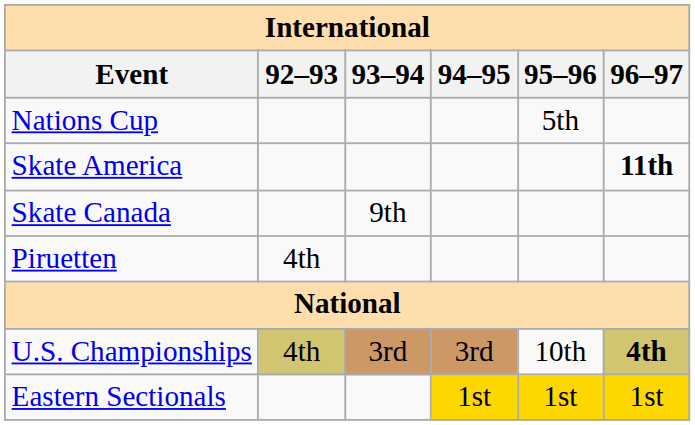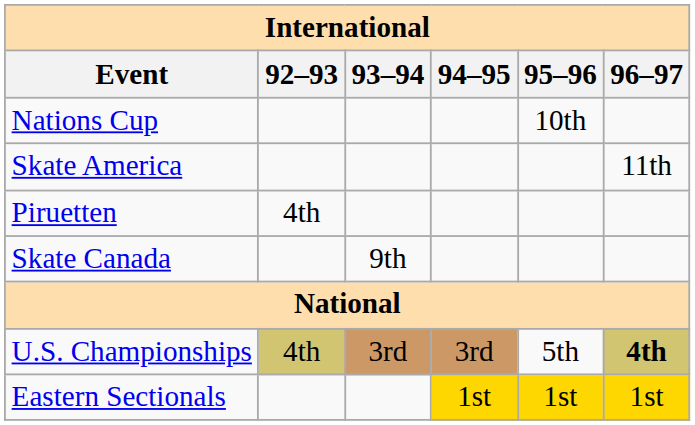(560, 119) 5th -> (560, 119) 10th
(647, 166) bold -> (647, 166) normal
rows swapped: (64, 258) <-> (91, 212)
(560, 350) 10th -> (560, 350) 5th
